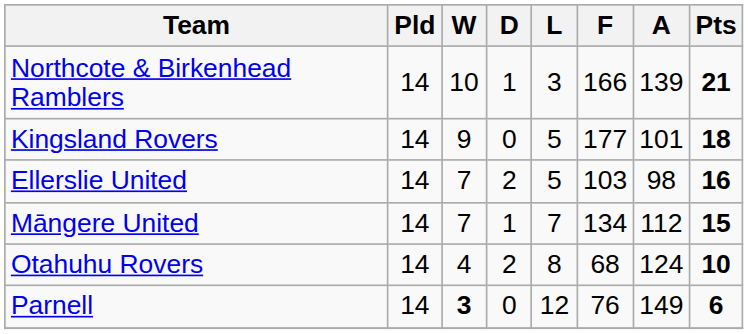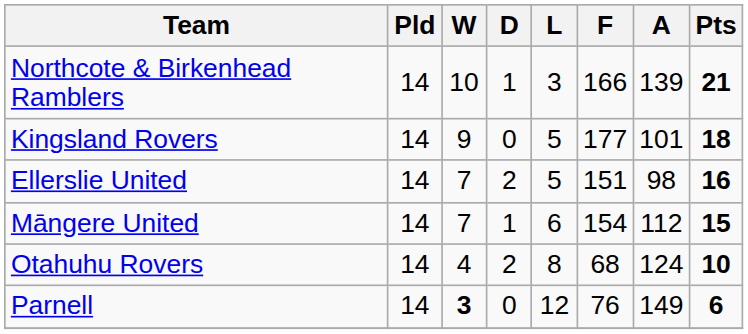(605, 180) 103 -> (605, 180) 151
(554, 222) 7 -> (554, 222) 6
(605, 222) 134 -> (605, 222) 154
